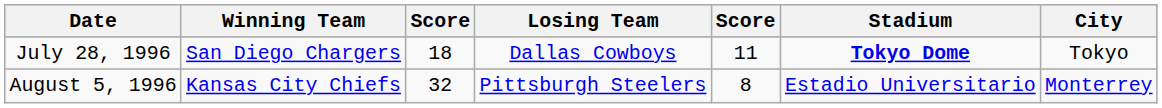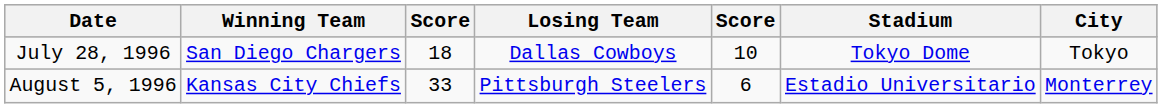(746, 53) 11 -> (746, 53) 10
(910, 53) bold -> (910, 53) normal
(440, 86) 32 -> (440, 86) 33
(746, 86) 8 -> (746, 86) 6
